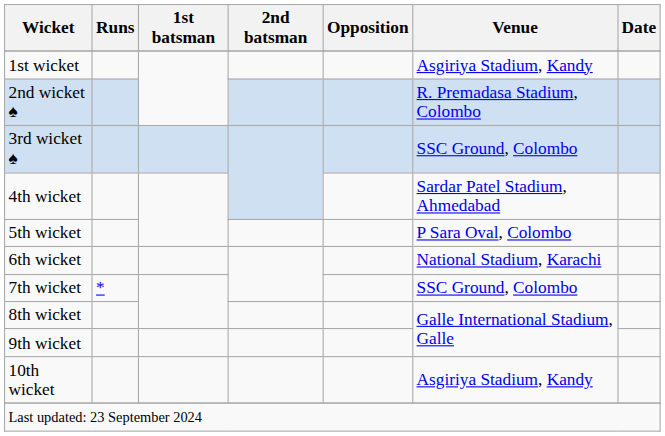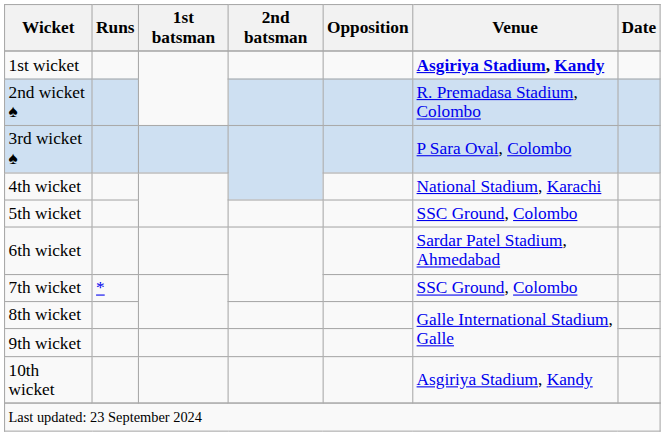(505, 65) normal -> (510, 65) bold
(497, 149) SSC Ground, Colombo -> (494, 149) P Sara Oval, Colombo
(492, 195) Sardar Patel Stadium, Ahmedabad -> (509, 186) National Stadium, Karachi
(494, 232) P Sara Oval, Colombo -> (497, 213) SSC Ground, Colombo
(509, 260) National Stadium, Karachi -> (492, 250) Sardar Patel Stadium, Ahmedabad
